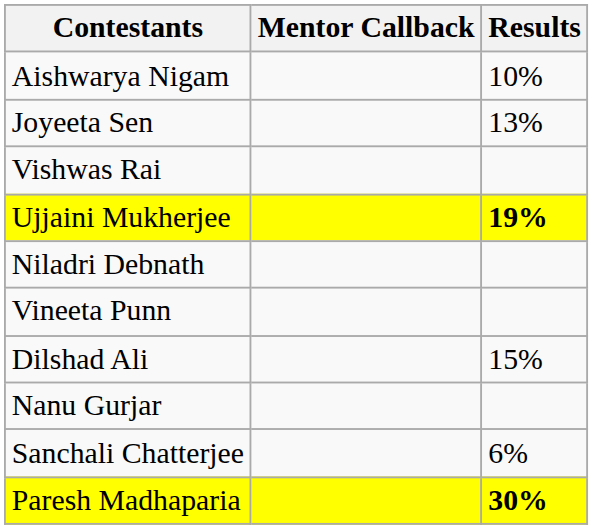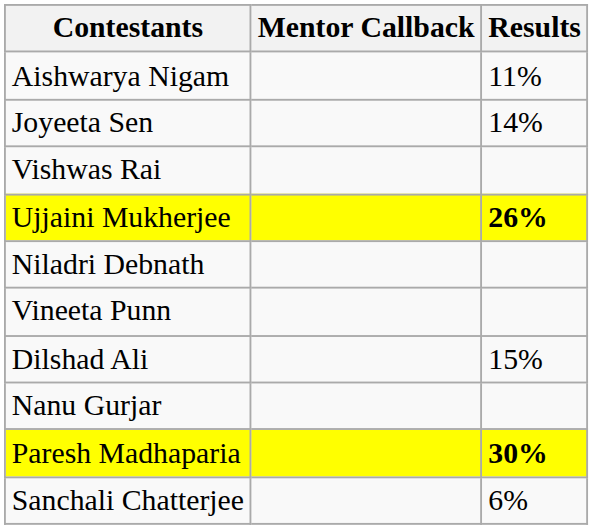(516, 75) 10% -> (515, 75) 11%
(516, 122) 13% -> (516, 122) 14%
(518, 216) 19% -> (518, 216) 26%
rows swapped: (128, 452) <-> (126, 500)
